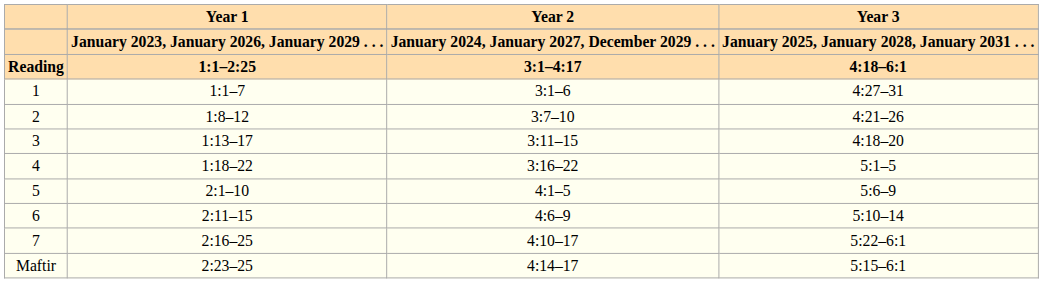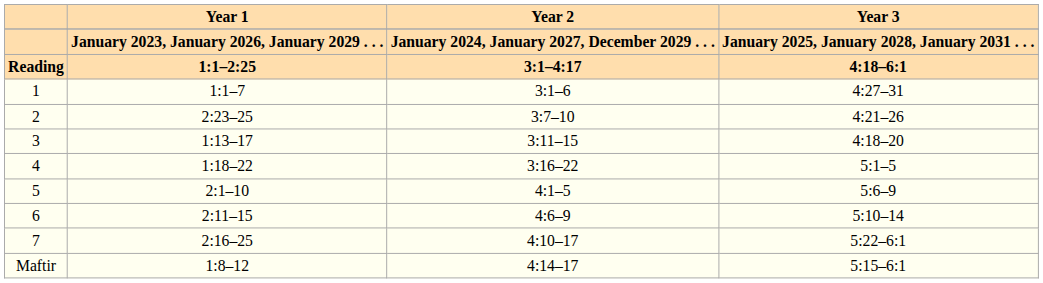(227, 116) 1:8–12 -> (227, 116) 2:23–25
(227, 265) 2:23–25 -> (227, 265) 1:8–12
